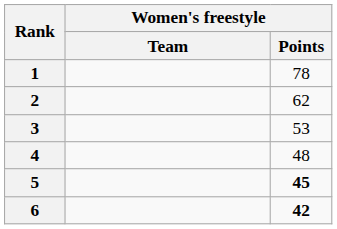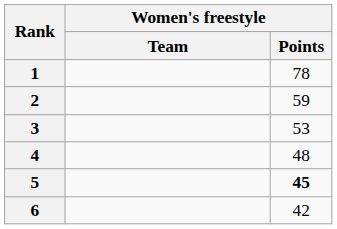(301, 100) 62 -> (301, 100) 59
(301, 210) bold -> (301, 210) normal
